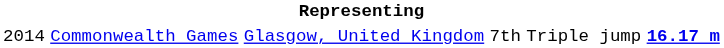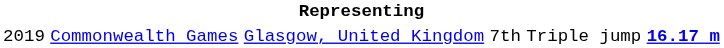(24, 37) 2014 -> (24, 37) 2019
